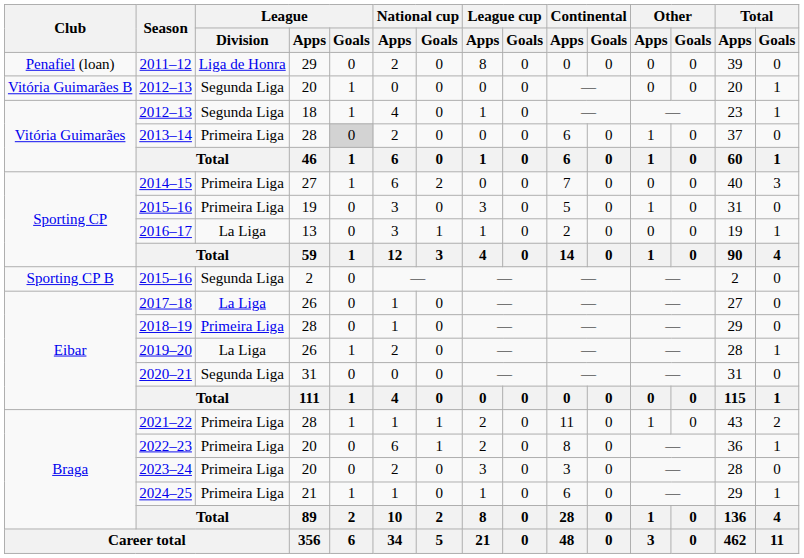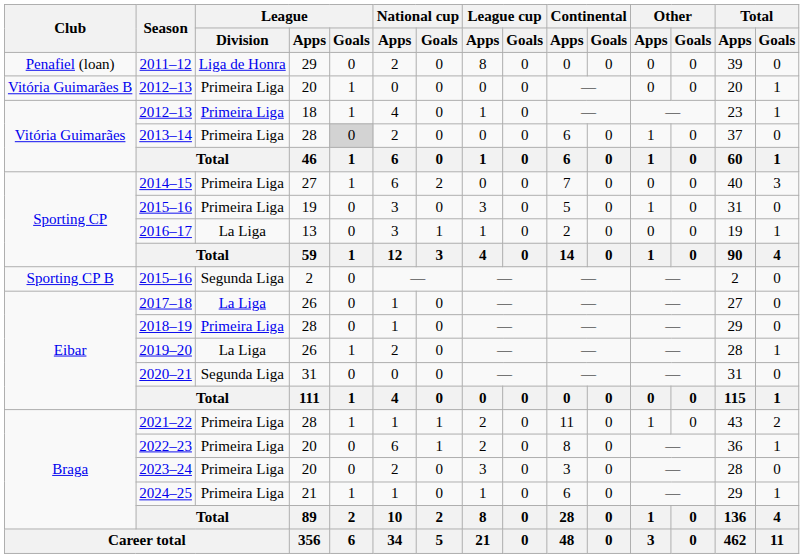(242, 87) Segunda Liga -> (242, 87) Primeira Liga
(242, 111) Segunda Liga -> (242, 111) Primeira Liga
